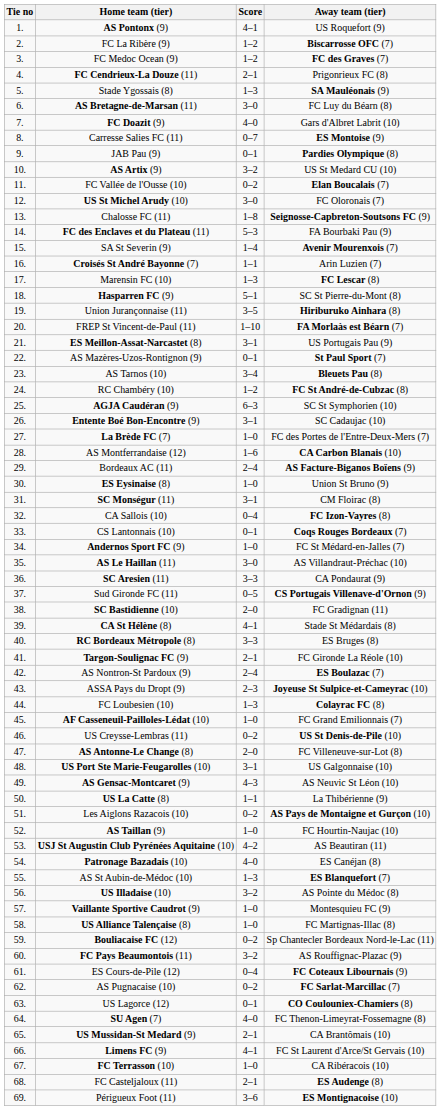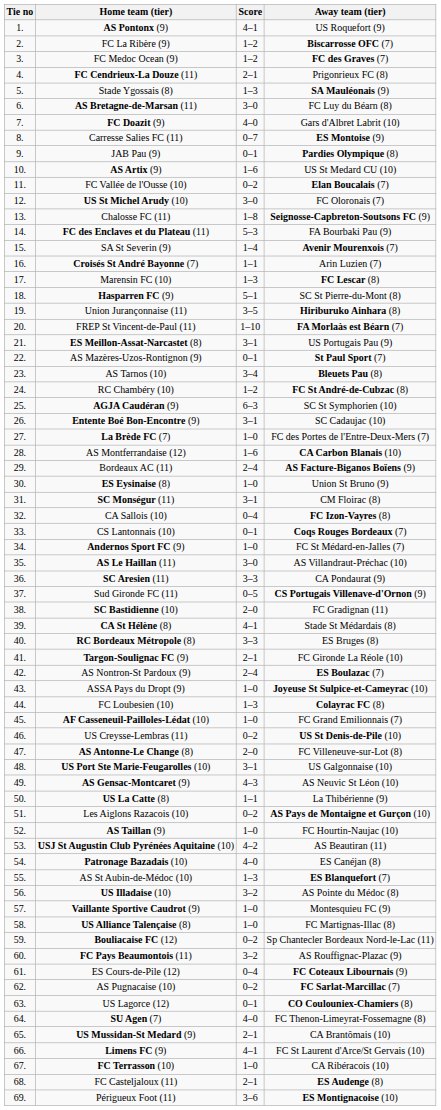(250, 169) 3–2 -> (250, 169) 1–6
(250, 688) 2–3 -> (250, 688) 1–0
